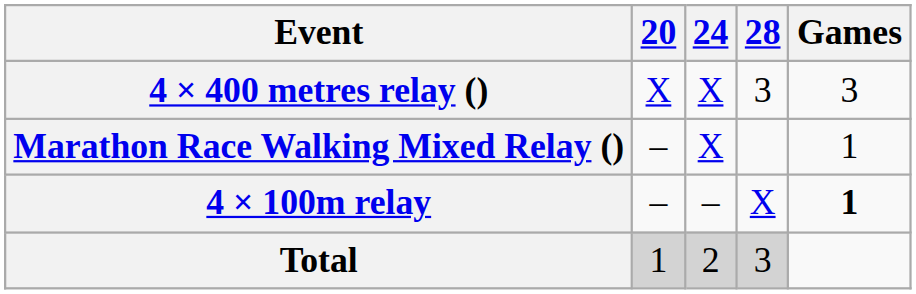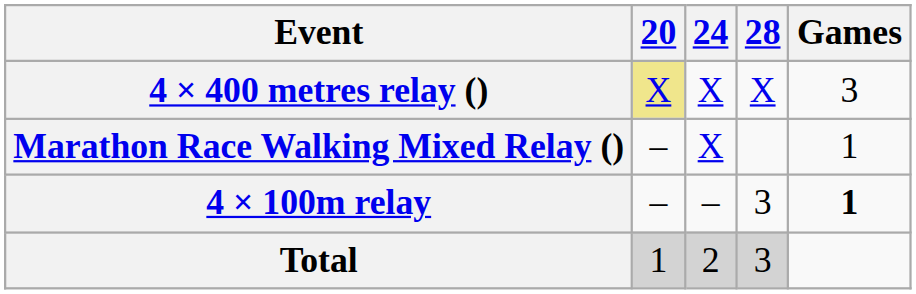(658, 89) no background -> (658, 89) khaki background
(763, 89) 3 -> (763, 89) X
(763, 202) X -> (763, 202) 3
